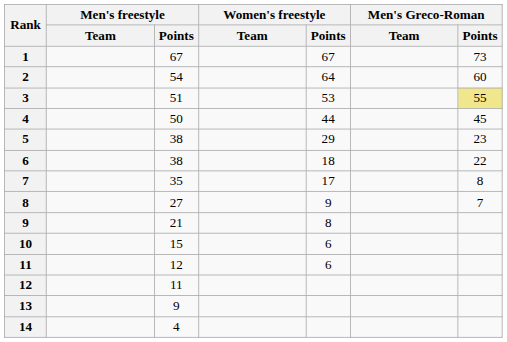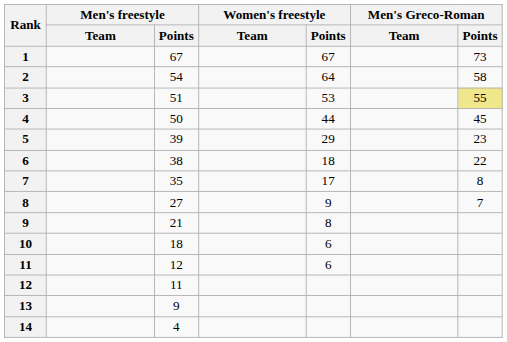(480, 77) 60 -> (480, 77) 58
(176, 139) 38 -> (176, 139) 39
(176, 243) 15 -> (176, 243) 18
